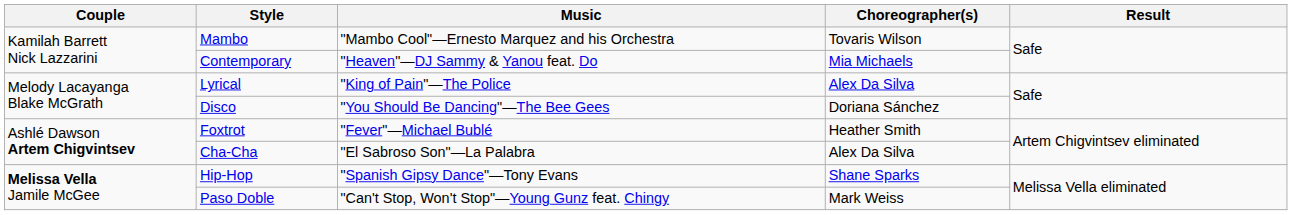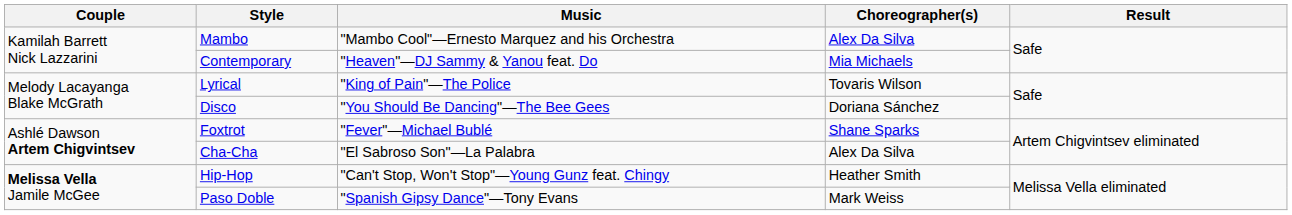(875, 38) Tovaris Wilson -> (871, 38) Alex Da Silva
(871, 84) Alex Da Silva -> (875, 84) Tovaris Wilson
(875, 130) Heather Smith -> (874, 130) Shane Sparks
(459, 175) "Spanish Gipsy Dance"—Tony Evans -> (505, 175) "Can't Stop, Won't Stop"—Young Gunz feat. Chingy
(874, 175) Shane Sparks -> (875, 175) Heather Smith
(505, 198) "Can't Stop, Won't Stop"—Young Gunz feat. Chingy -> (459, 198) "Spanish Gipsy Dance"—Tony Evans
